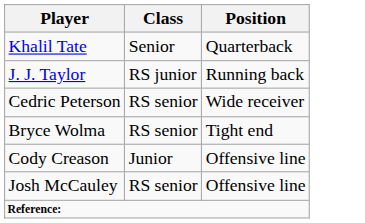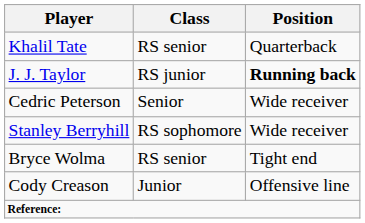(152, 46) Senior -> (172, 46) RS senior
(255, 74) normal -> (303, 74) bold
(163, 102) RS senior -> (160, 102) Senior
+ row: (69, 130)
- row: (63, 185)
